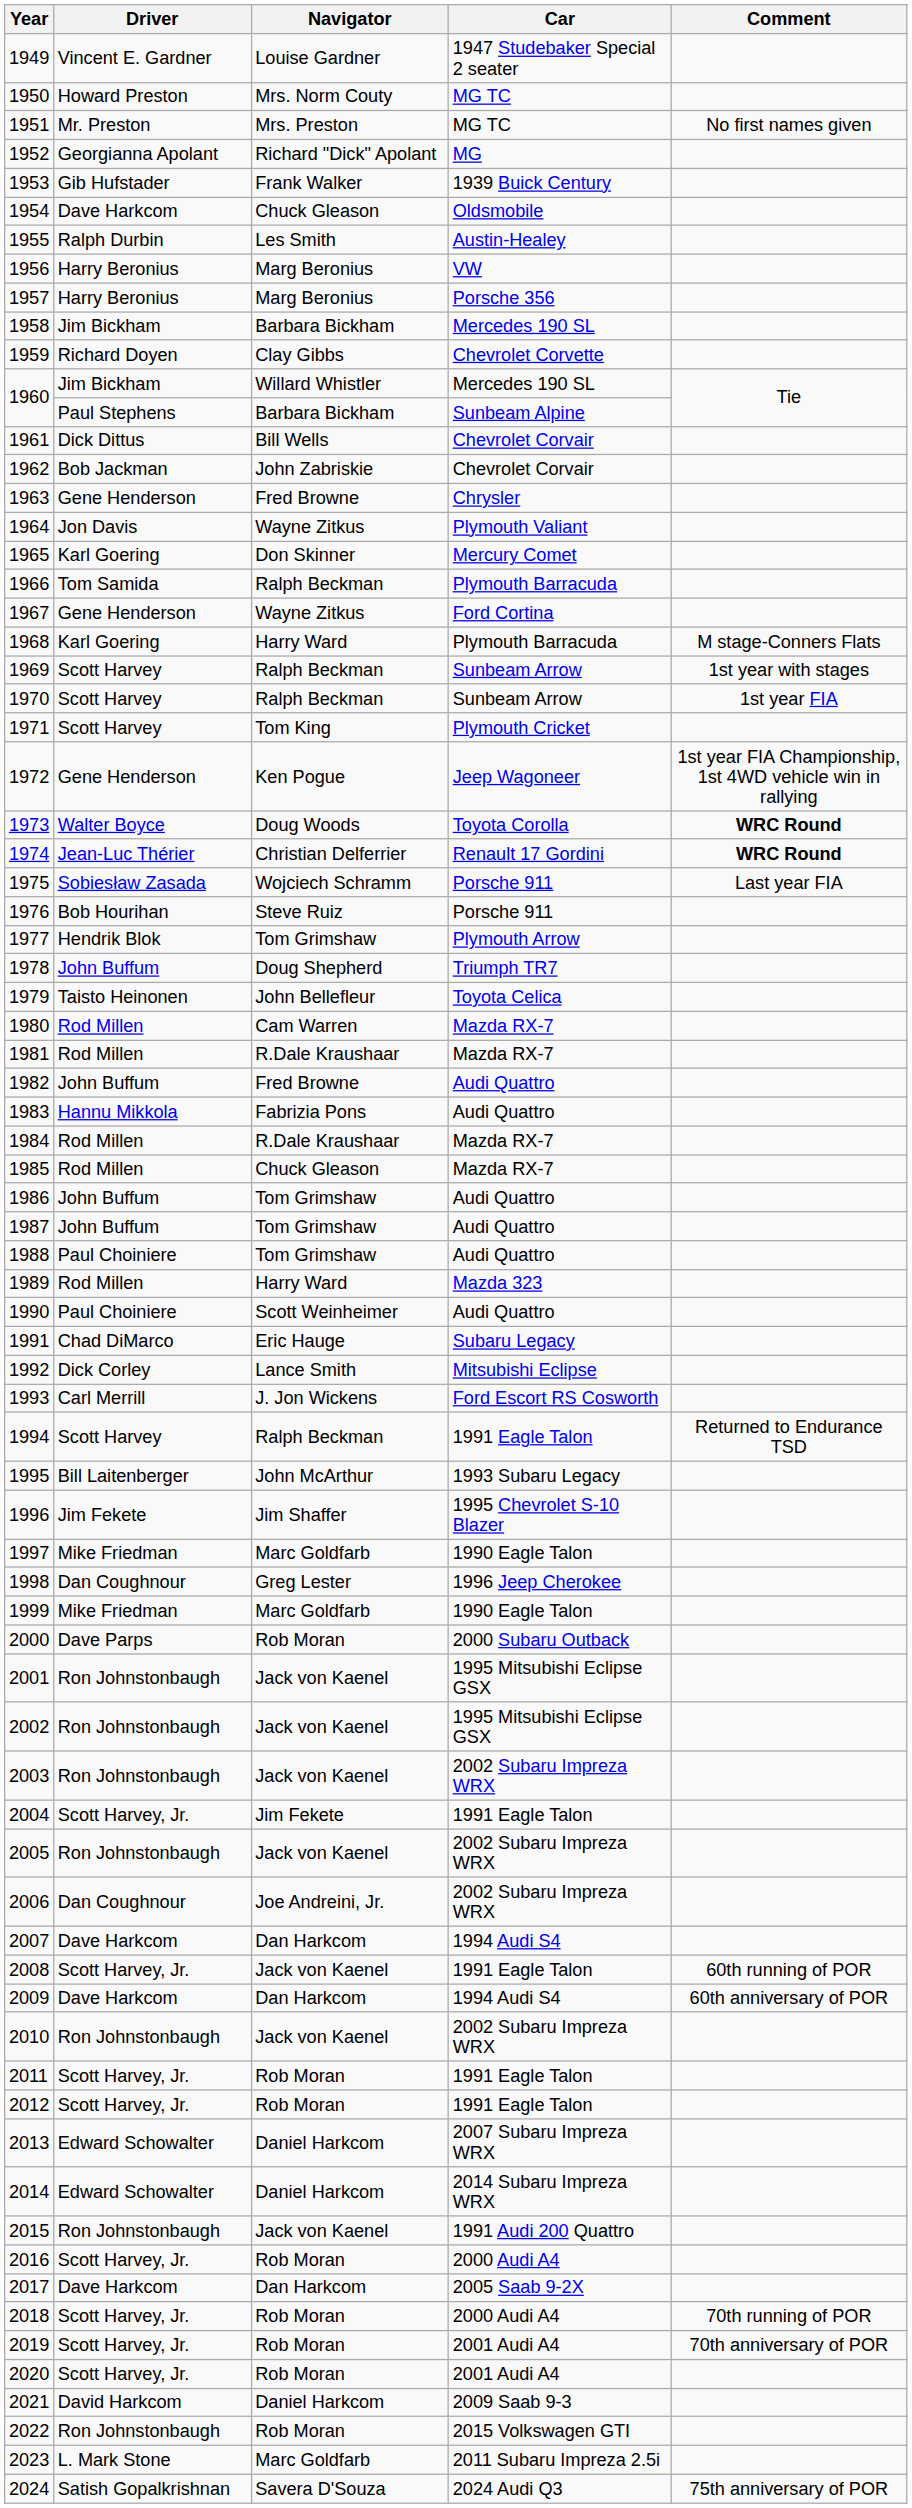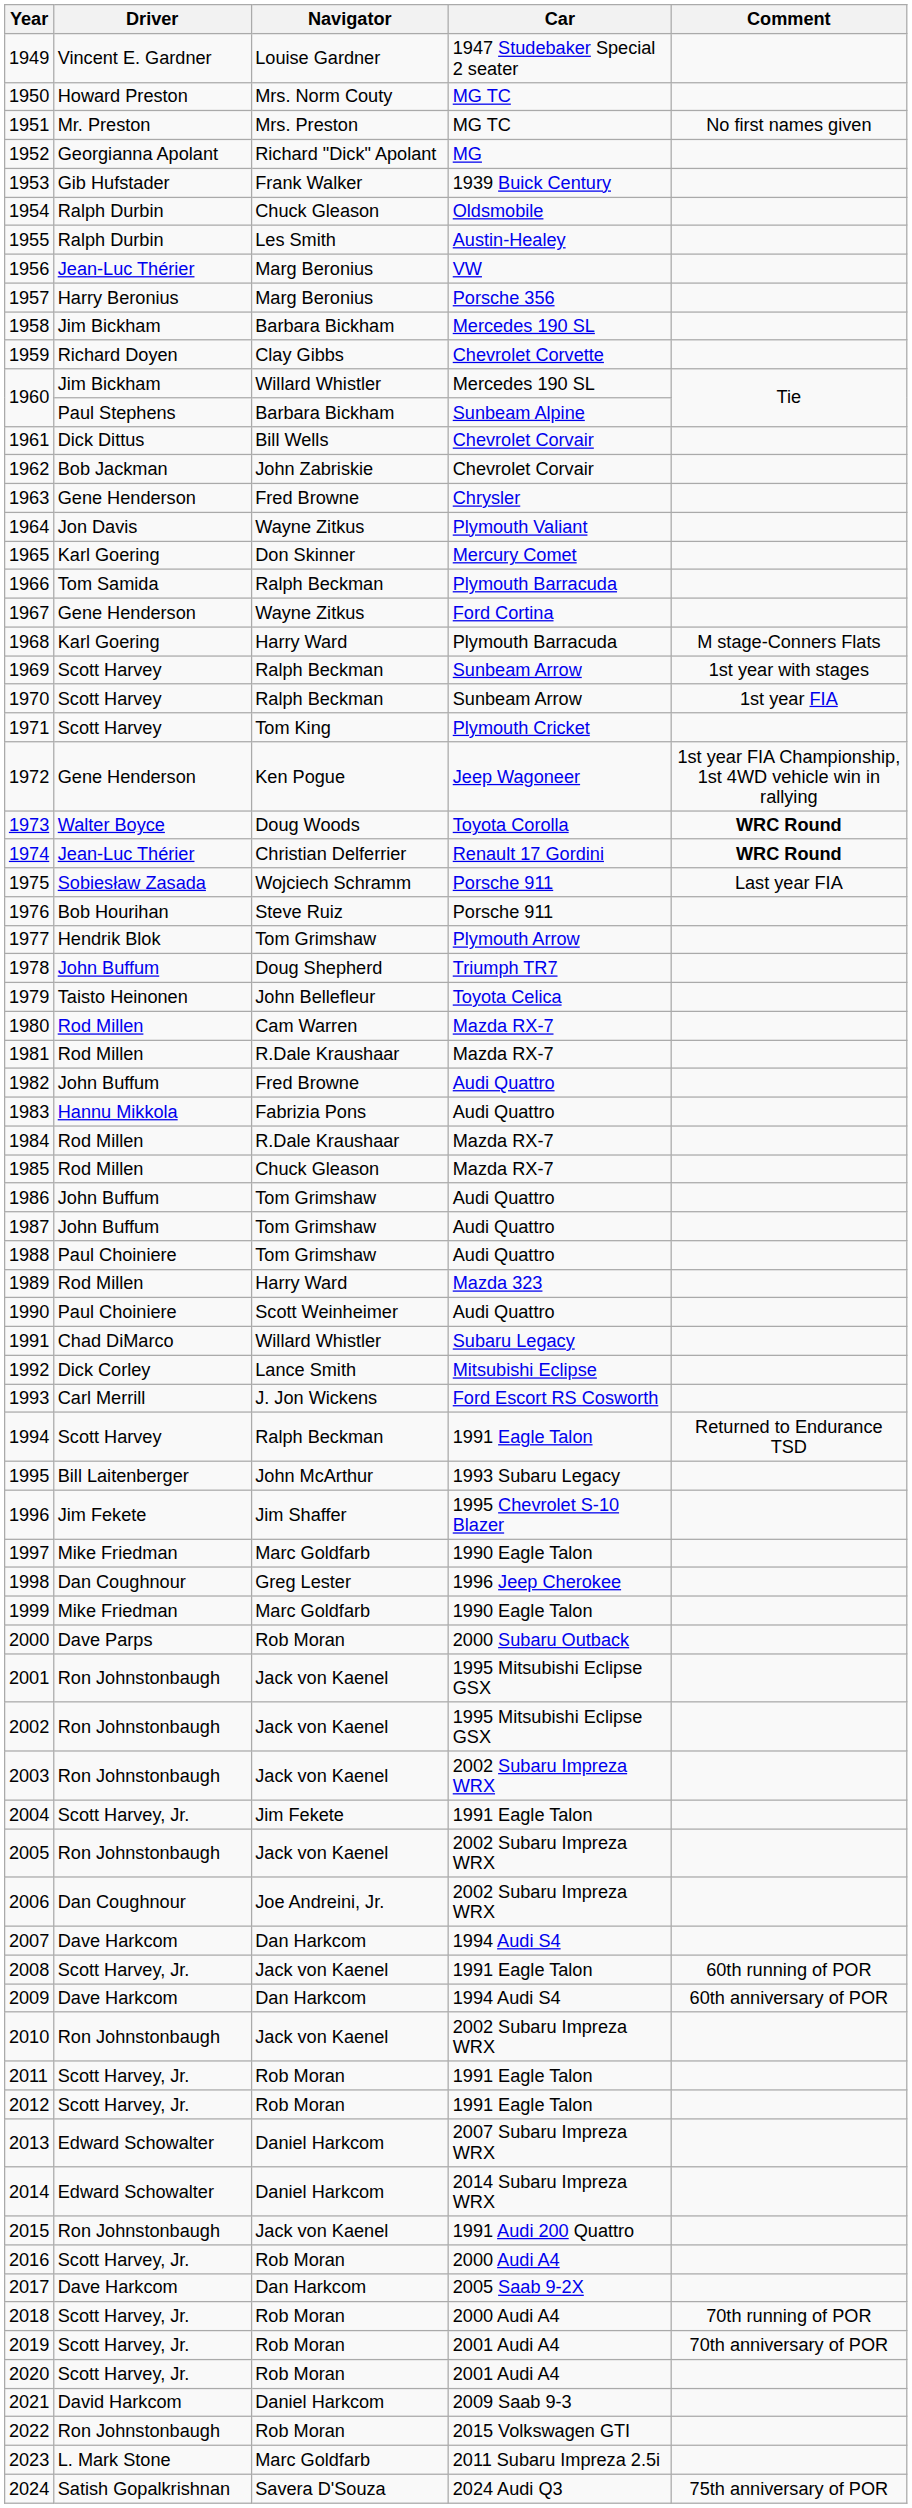(118, 212) Dave Harkcom -> (111, 212) Ralph Durbin
(118, 269) Harry Beronius -> (126, 269) Jean-Luc Thérier
(300, 1341) Eric Hauge -> (318, 1341) Willard Whistler
